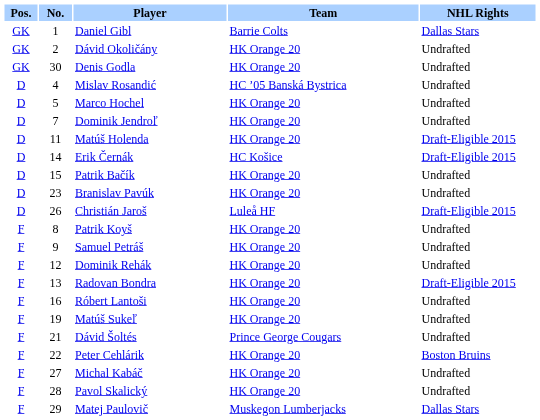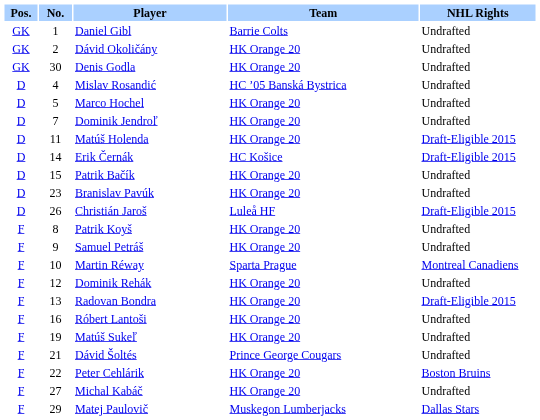(450, 30) Dallas Stars -> (446, 30) Undrafted
+ row: (109, 264)
- row: (111, 390)
